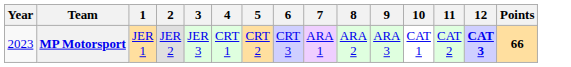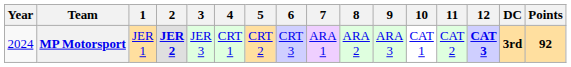+ column: (513, 14)
(20, 43) 2023 -> (20, 43) 2024
(170, 43) normal -> (172, 43) bold
(517, 43) 66 -> (546, 43) 92
